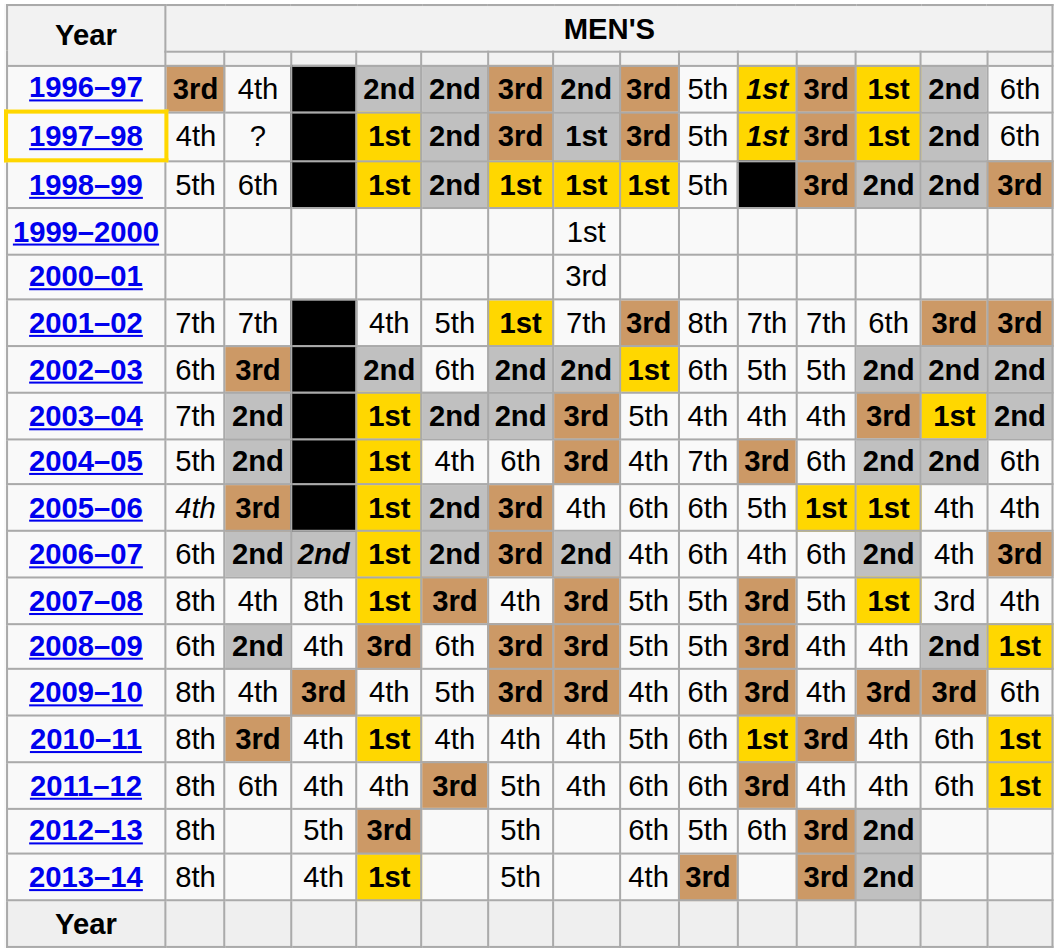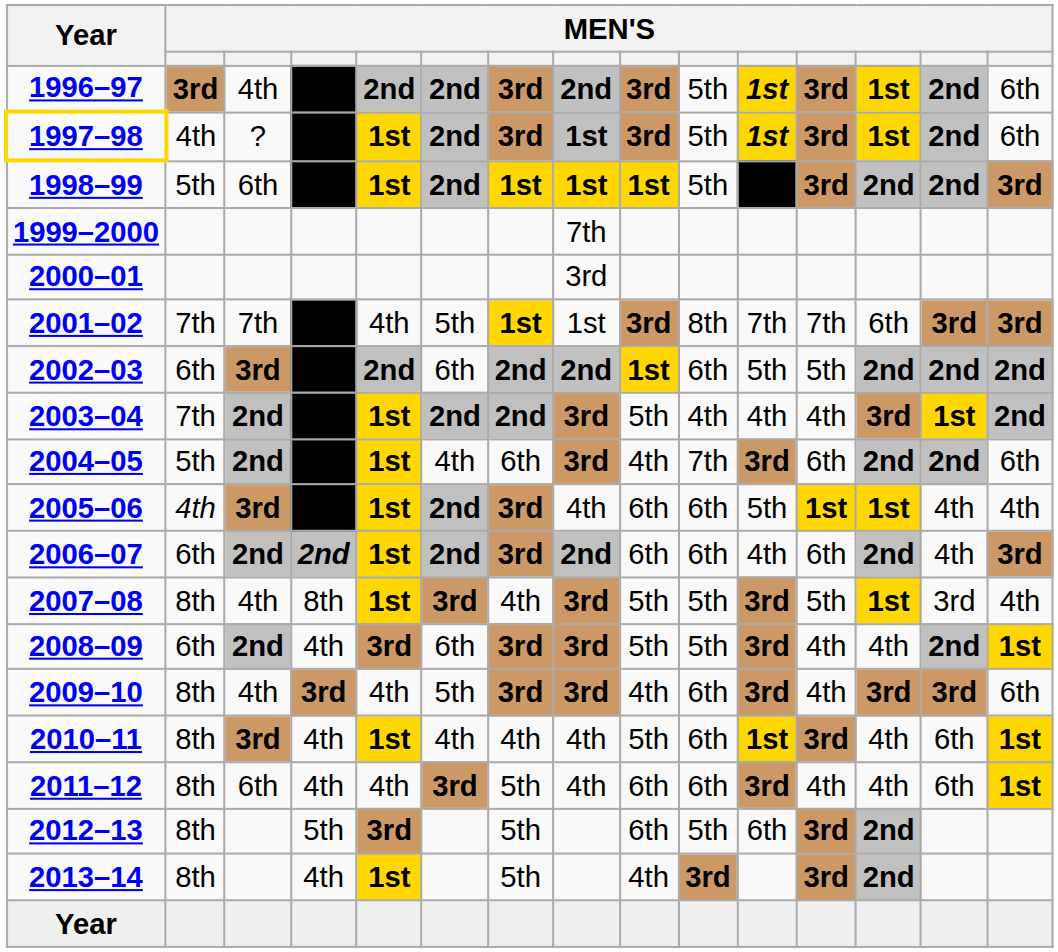(586, 231) 1st -> (586, 231) 7th
(586, 323) 7th -> (586, 323) 1st
(649, 554) 4th -> (649, 554) 6th
